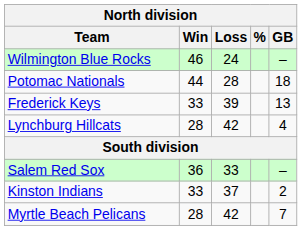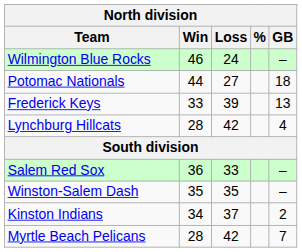(231, 81) 28 -> (231, 81) 27
+ row: (73, 192)
(196, 192) 33 -> (196, 214) 34
